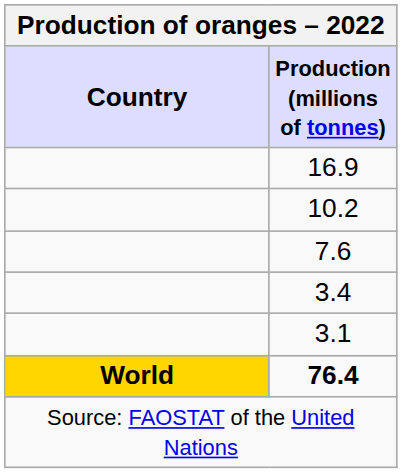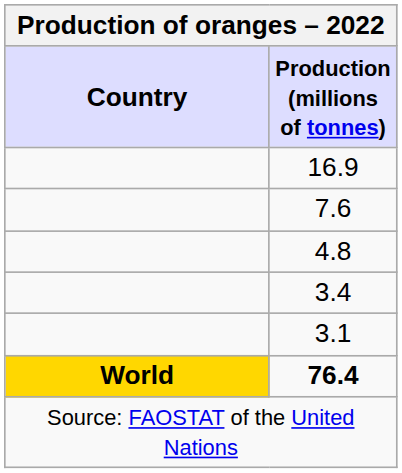- row: (333, 209)
+ row: (333, 250)
